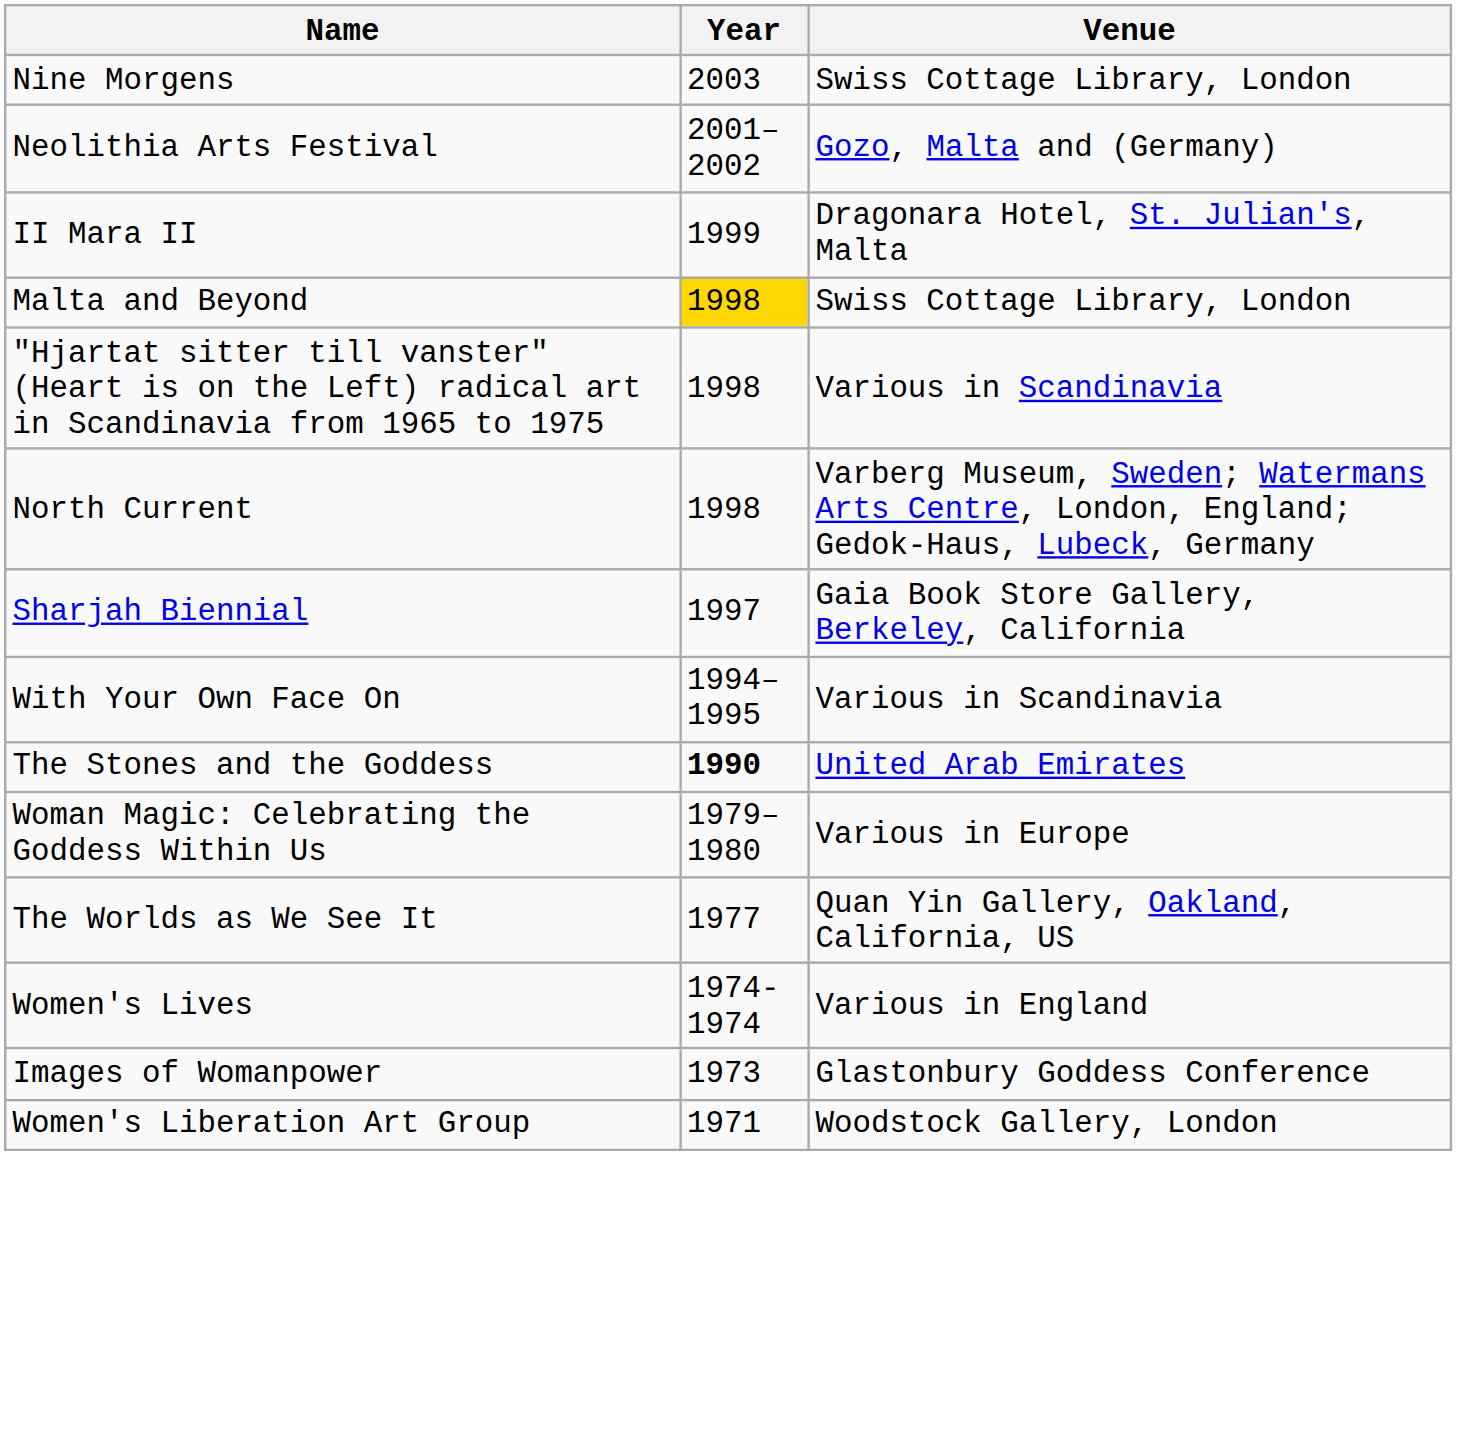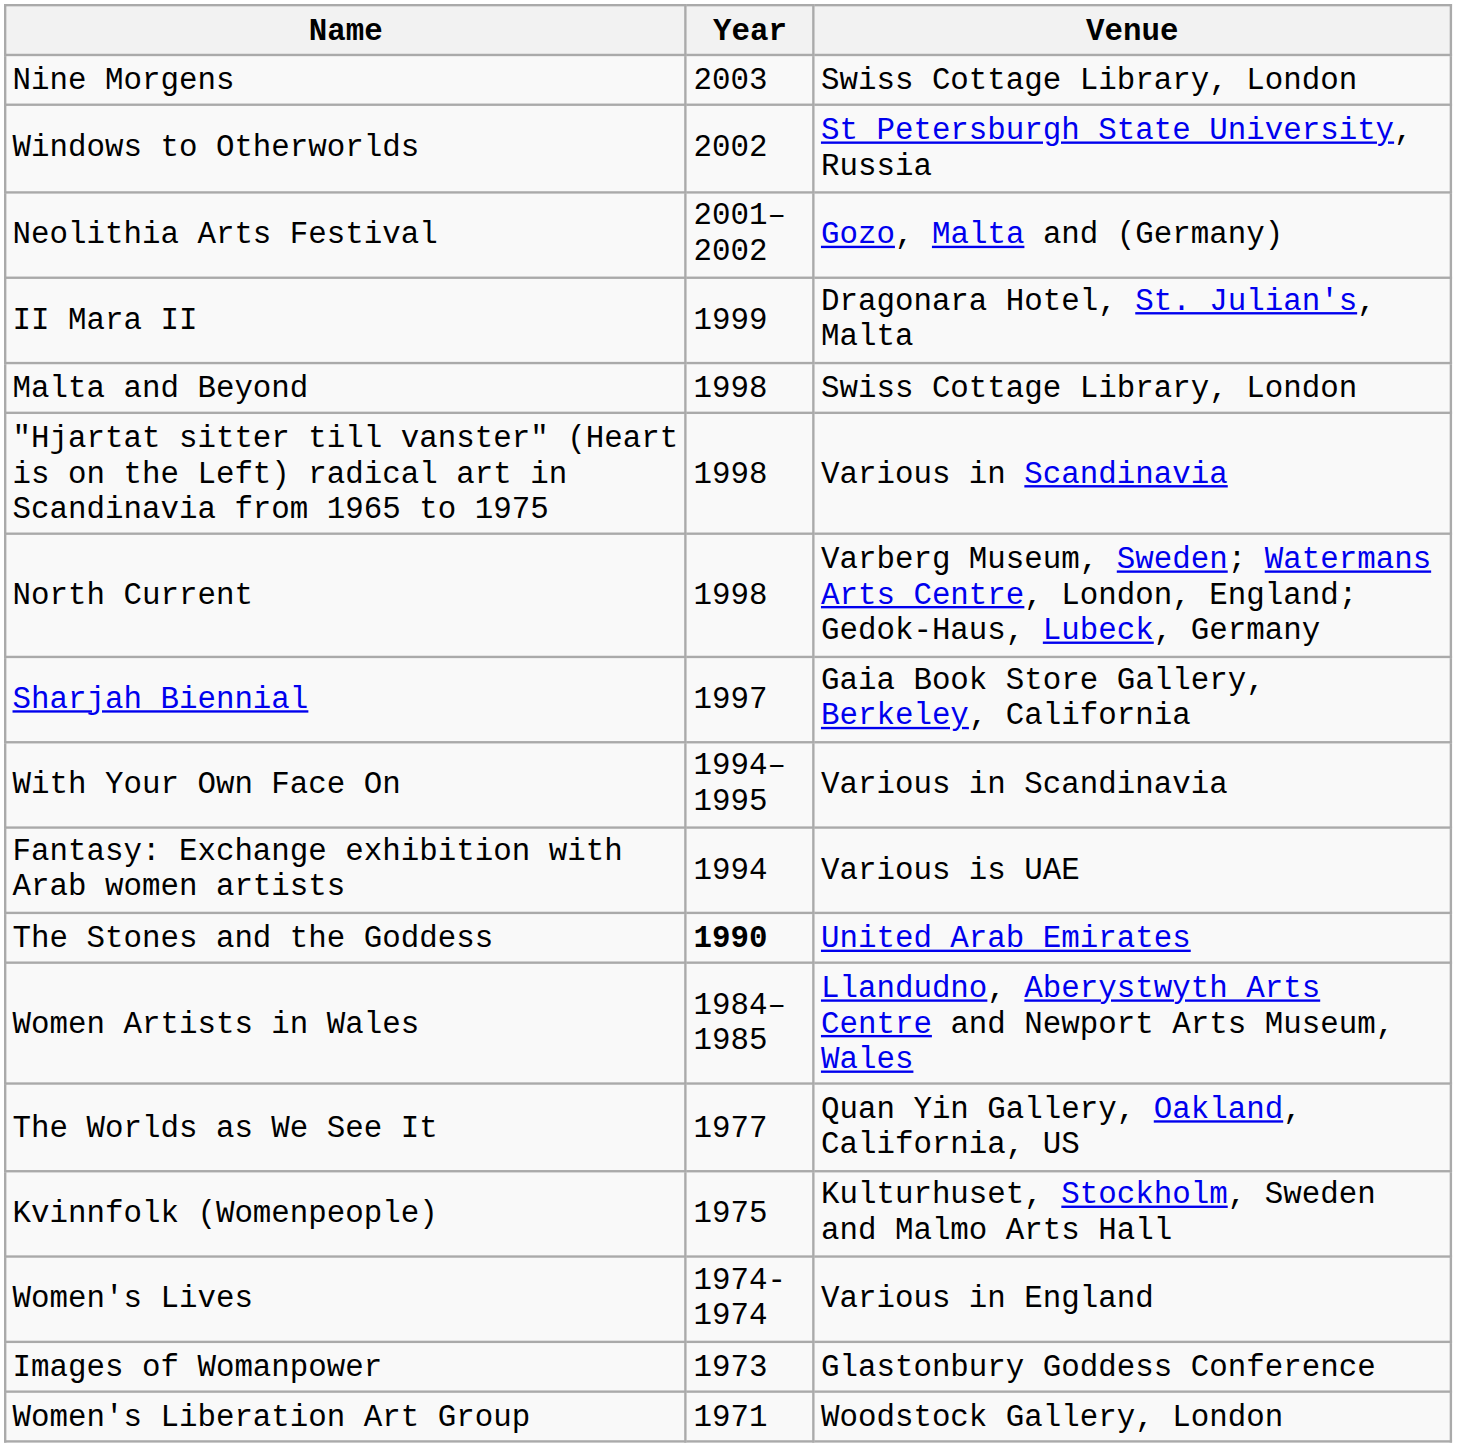+ row: (216, 148)
(724, 302) gold background -> (731, 388) no background
+ row: (318, 870)
+ row: (216, 1024)
- row: (271, 835)
+ row: (225, 1213)
